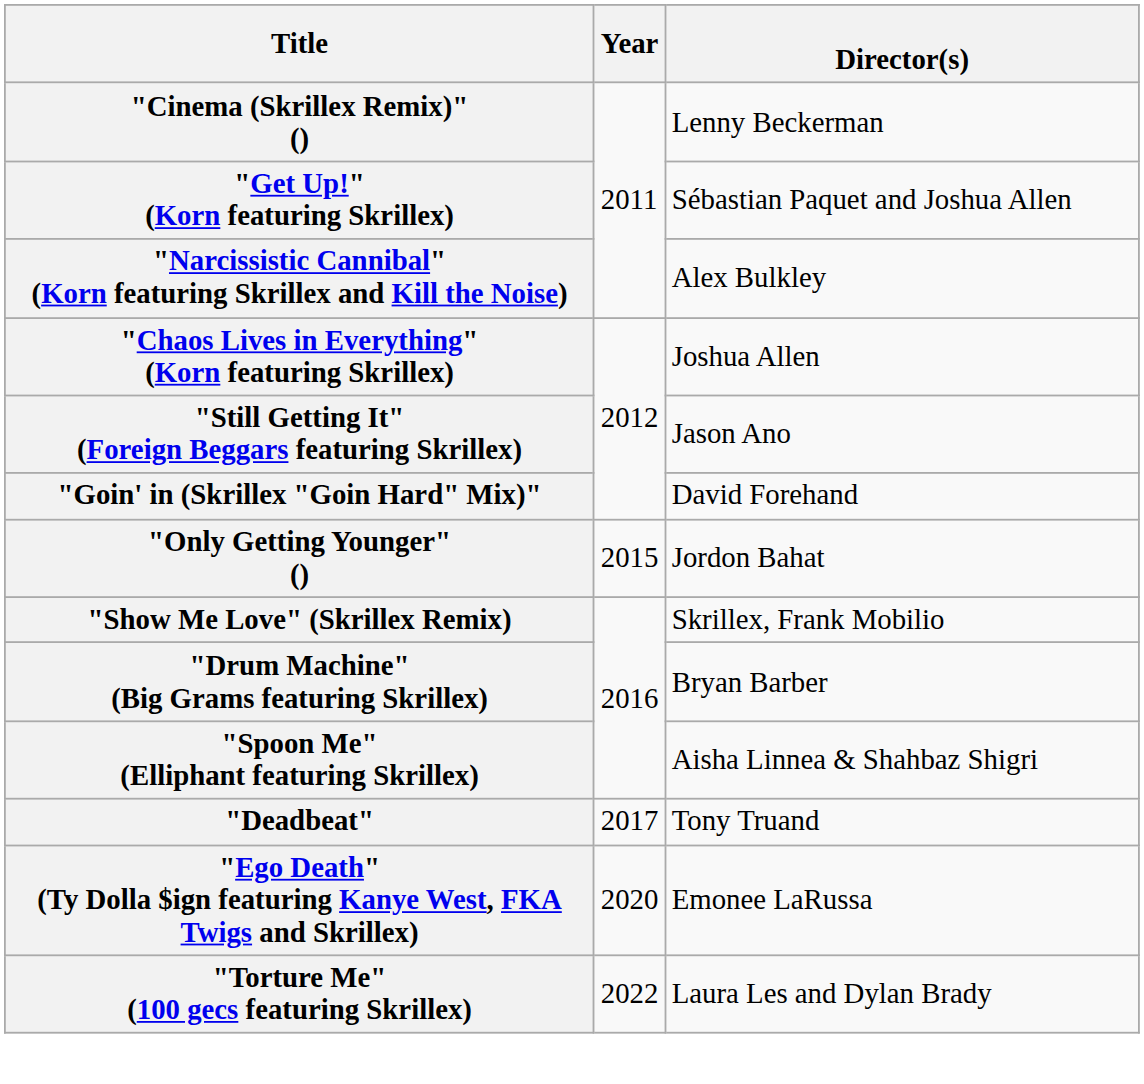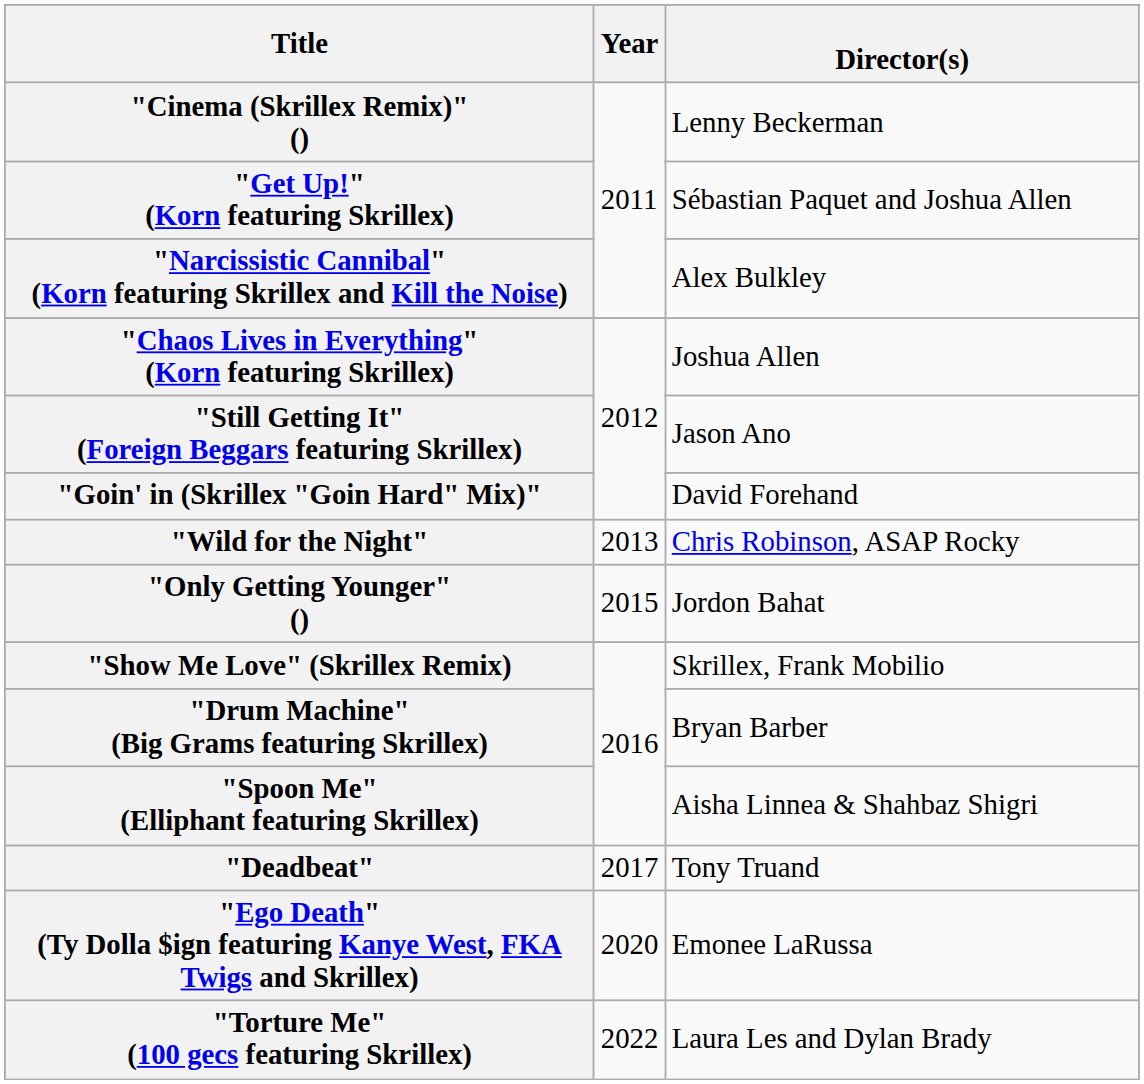+ row: (300, 541)
